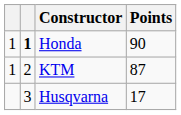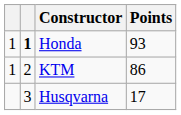(138, 44) 90 -> (138, 44) 93
(138, 70) 87 -> (138, 70) 86
